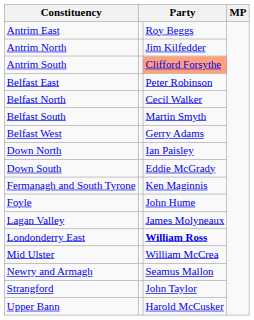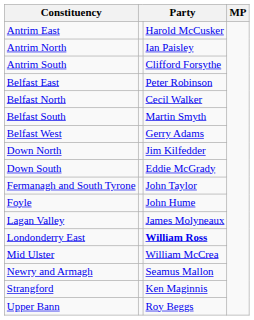(170, 30) Roy Beggs -> (185, 30) Harold McCusker
(176, 47) Jim Kilfedder -> (170, 47) Ian Paisley
(183, 64) lightsalmon background -> (183, 64) no background
(170, 151) Ian Paisley -> (176, 151) Jim Kilfedder
(177, 185) Ken Maginnis -> (171, 185) John Taylor
(171, 289) John Taylor -> (177, 289) Ken Maginnis
(185, 306) Harold McCusker -> (170, 306) Roy Beggs
